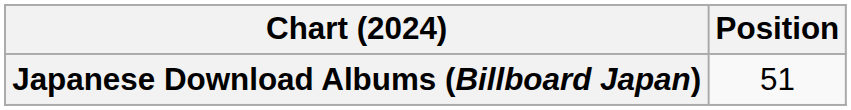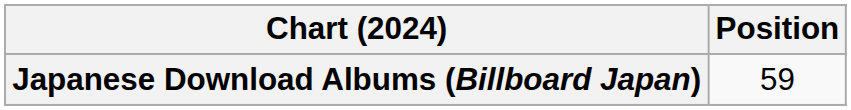(777, 79) 51 -> (777, 79) 59
